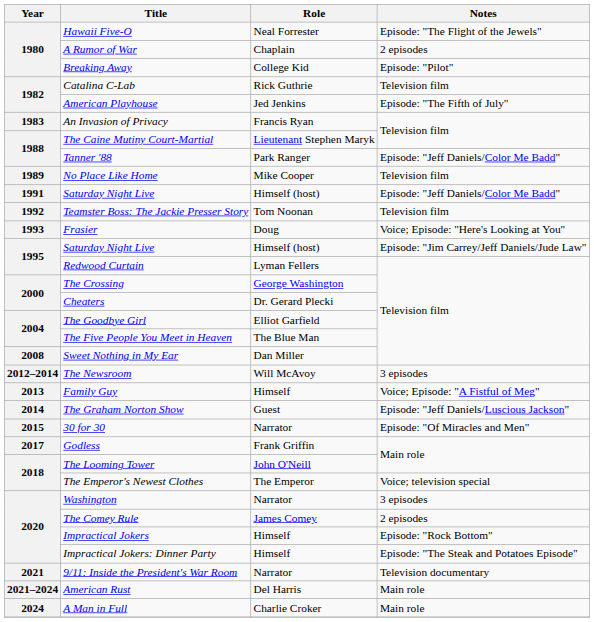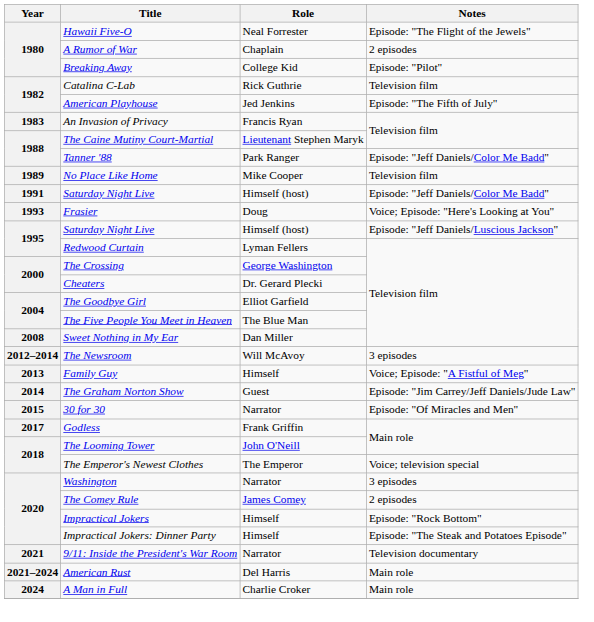- row: (33, 211)
(483, 247) Episode: "Jim Carrey/Jeff Daniels/Jude Law" -> (464, 229) Episode: "Jeff Daniels/Luscious Jackson"
(475, 409) Episode: "Jeff Daniels/Luscious Jackson" -> (472, 391) Episode: "Jim Carrey/Jeff Daniels/Jude Law"
